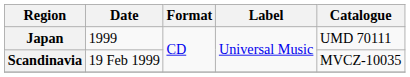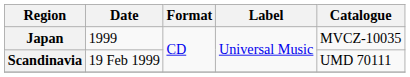(356, 38) UMD 70111 -> (361, 38) MVCZ-10035
(361, 60) MVCZ-10035 -> (356, 60) UMD 70111
